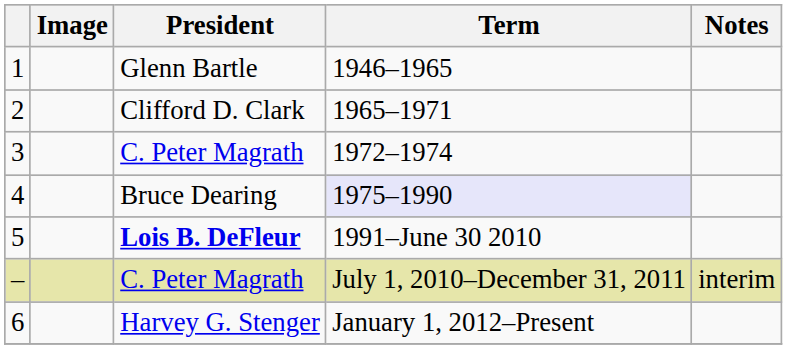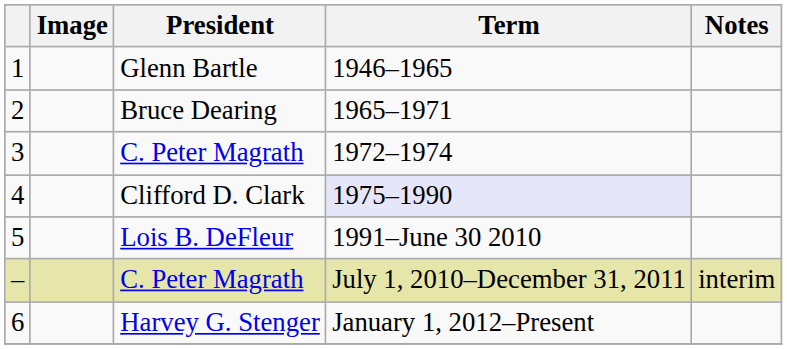(212, 110) Clifford D. Clark -> (198, 110) Bruce Dearing
(198, 195) Bruce Dearing -> (212, 195) Clifford D. Clark
(210, 237) bold -> (207, 237) normal
